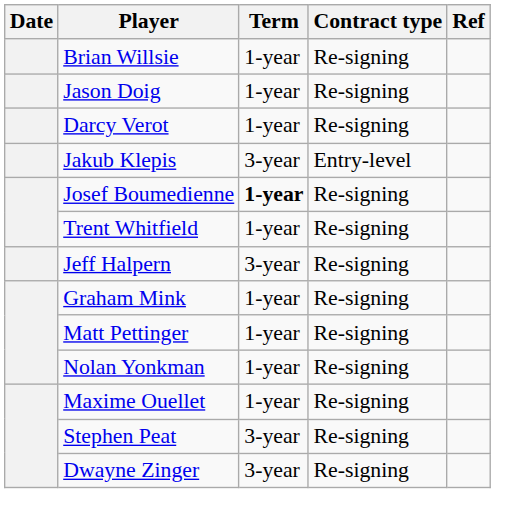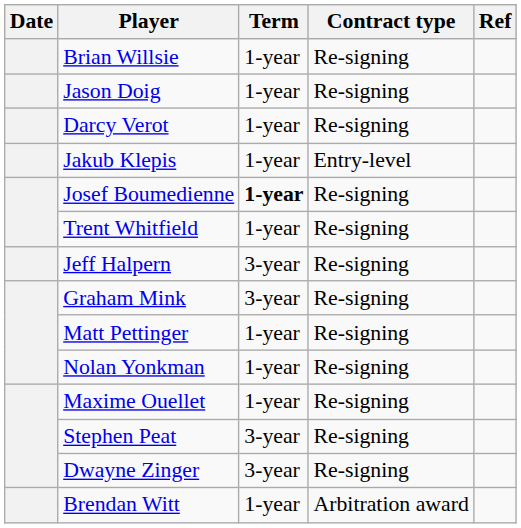(272, 159) 3-year -> (272, 159) 1-year
(272, 297) 1-year -> (272, 297) 3-year
+ row: (122, 504)
